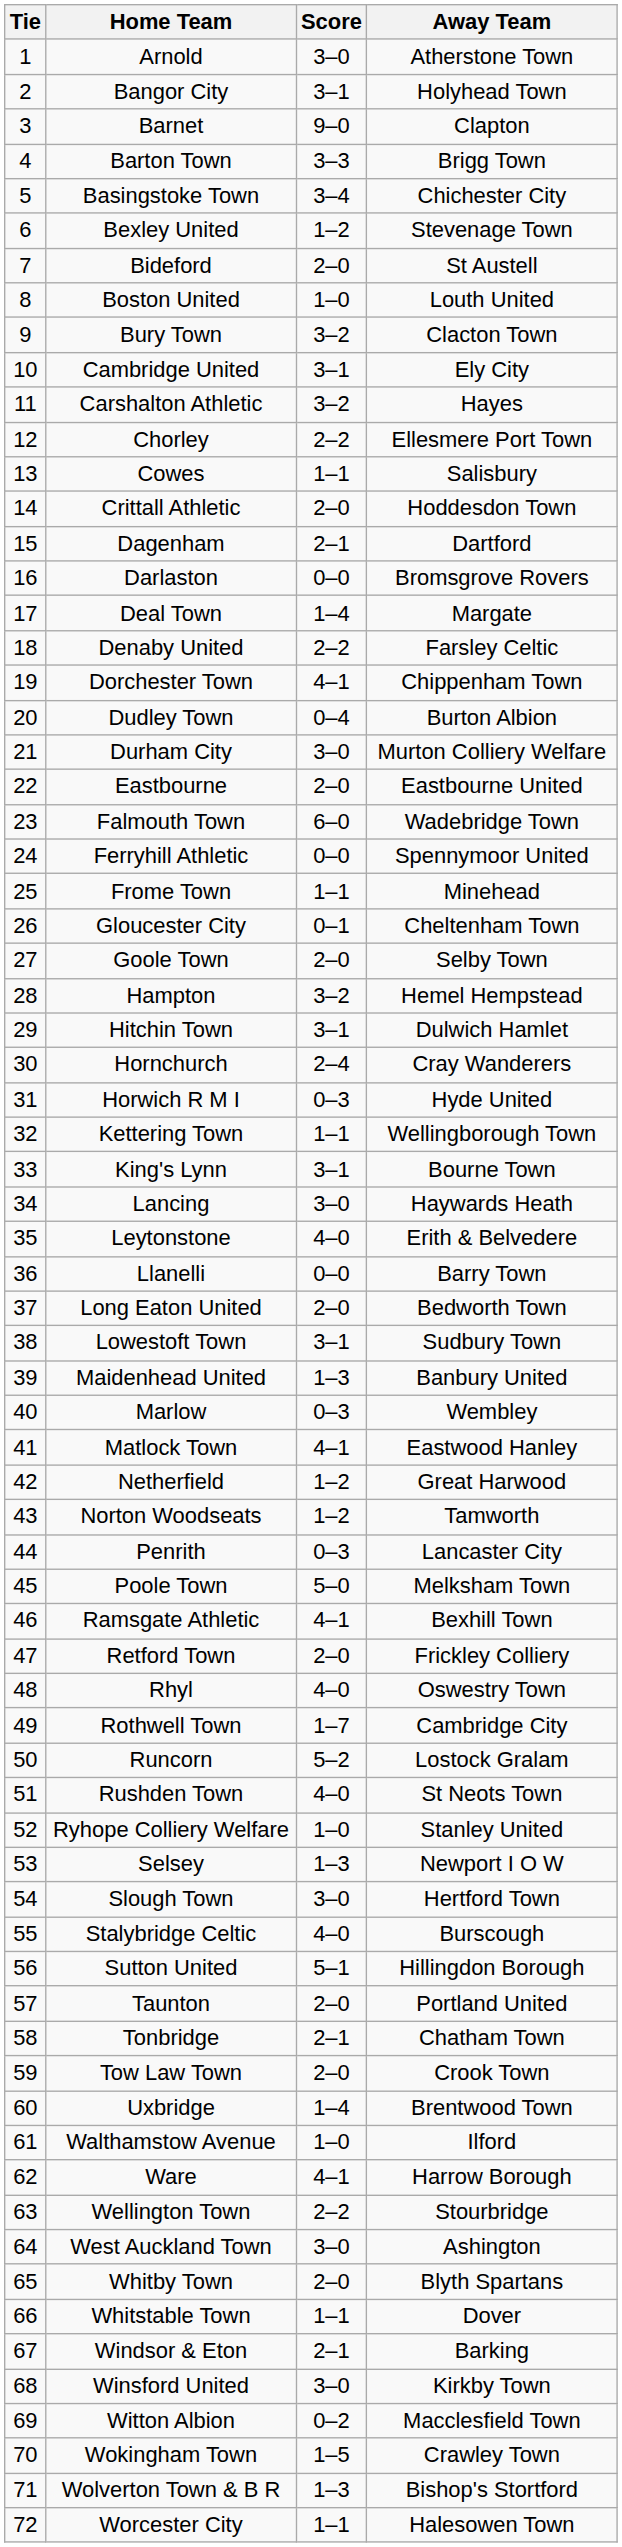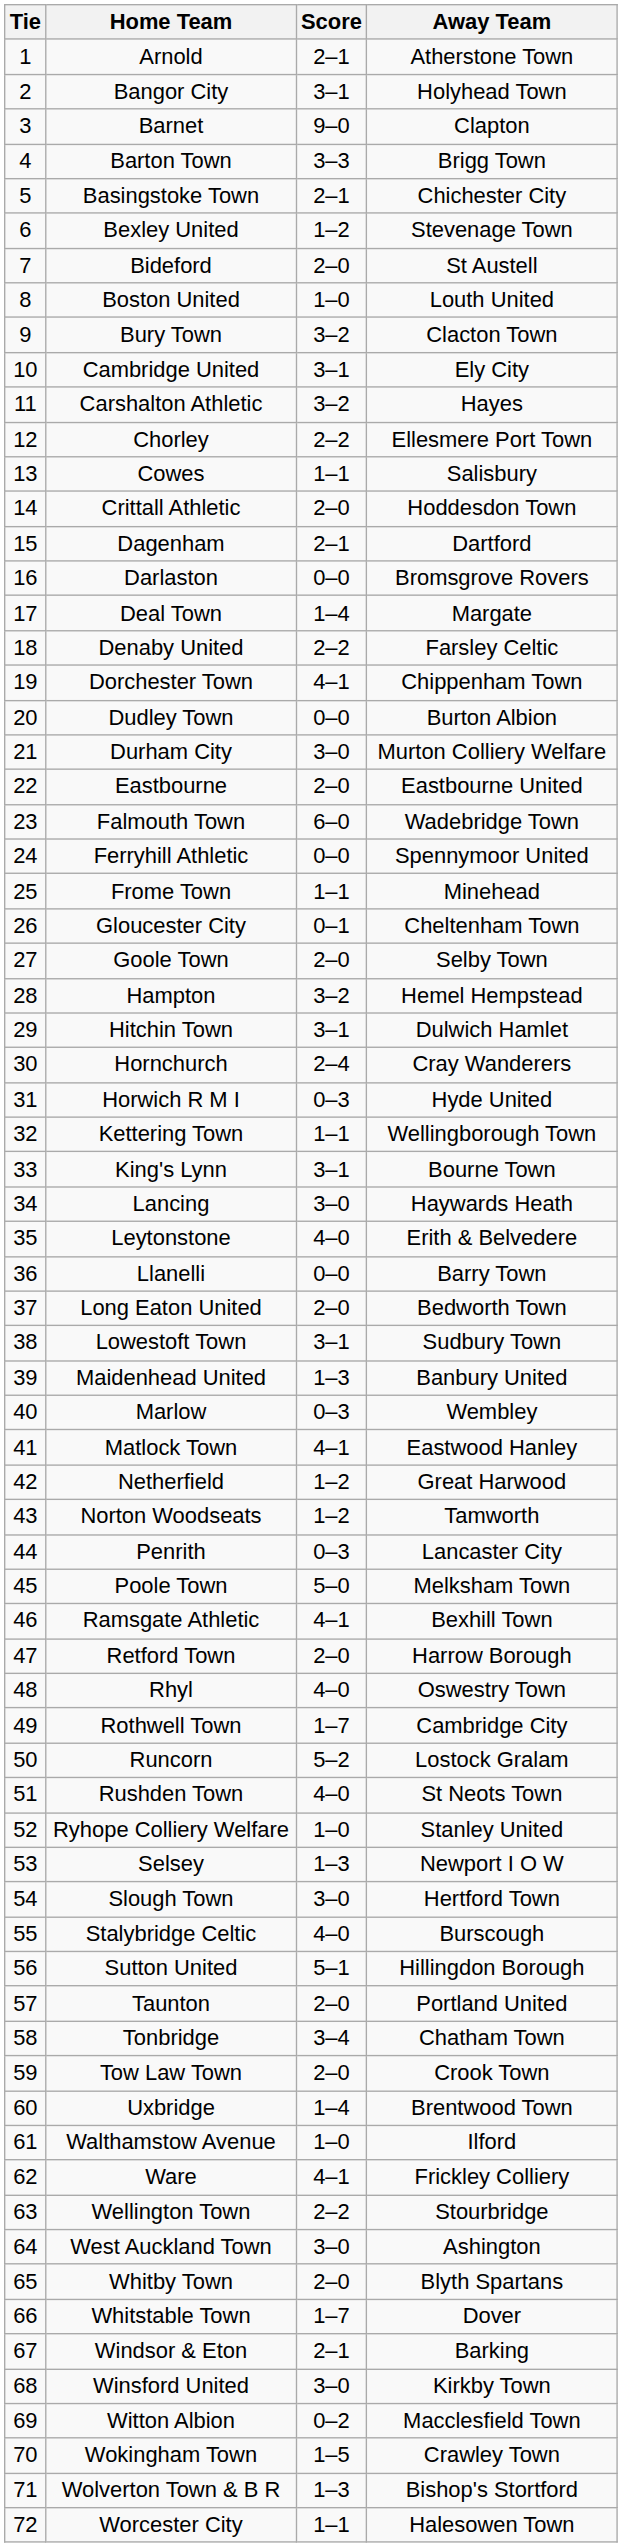(331, 56) 3–0 -> (331, 56) 2–1
(331, 195) 3–4 -> (331, 195) 2–1
(331, 717) 0–4 -> (331, 717) 0–0
(492, 1655) Frickley Colliery -> (492, 1655) Harrow Borough
(331, 2038) 2–1 -> (331, 2038) 3–4
(492, 2177) Harrow Borough -> (492, 2177) Frickley Colliery
(331, 2316) 1–1 -> (331, 2316) 1–7
